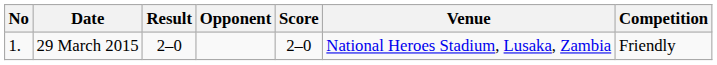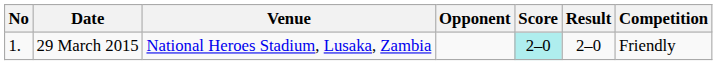columns swapped: (469, 18) <-> (169, 18)
(299, 46) no background -> (538, 46) paleturquoise background
